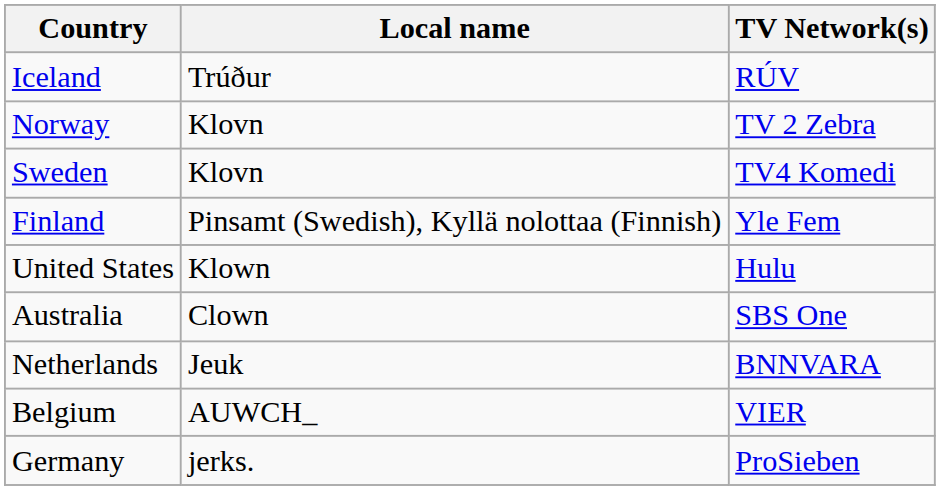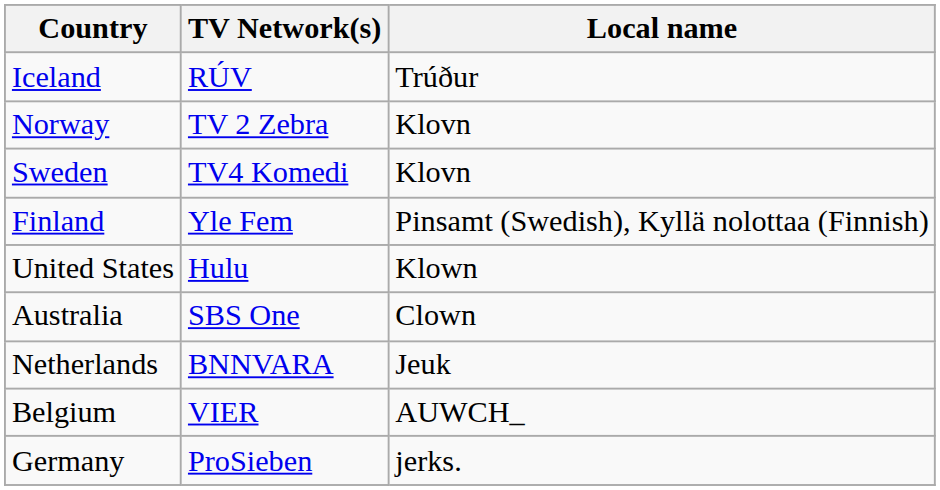columns swapped: (455, 28) <-> (832, 28)
